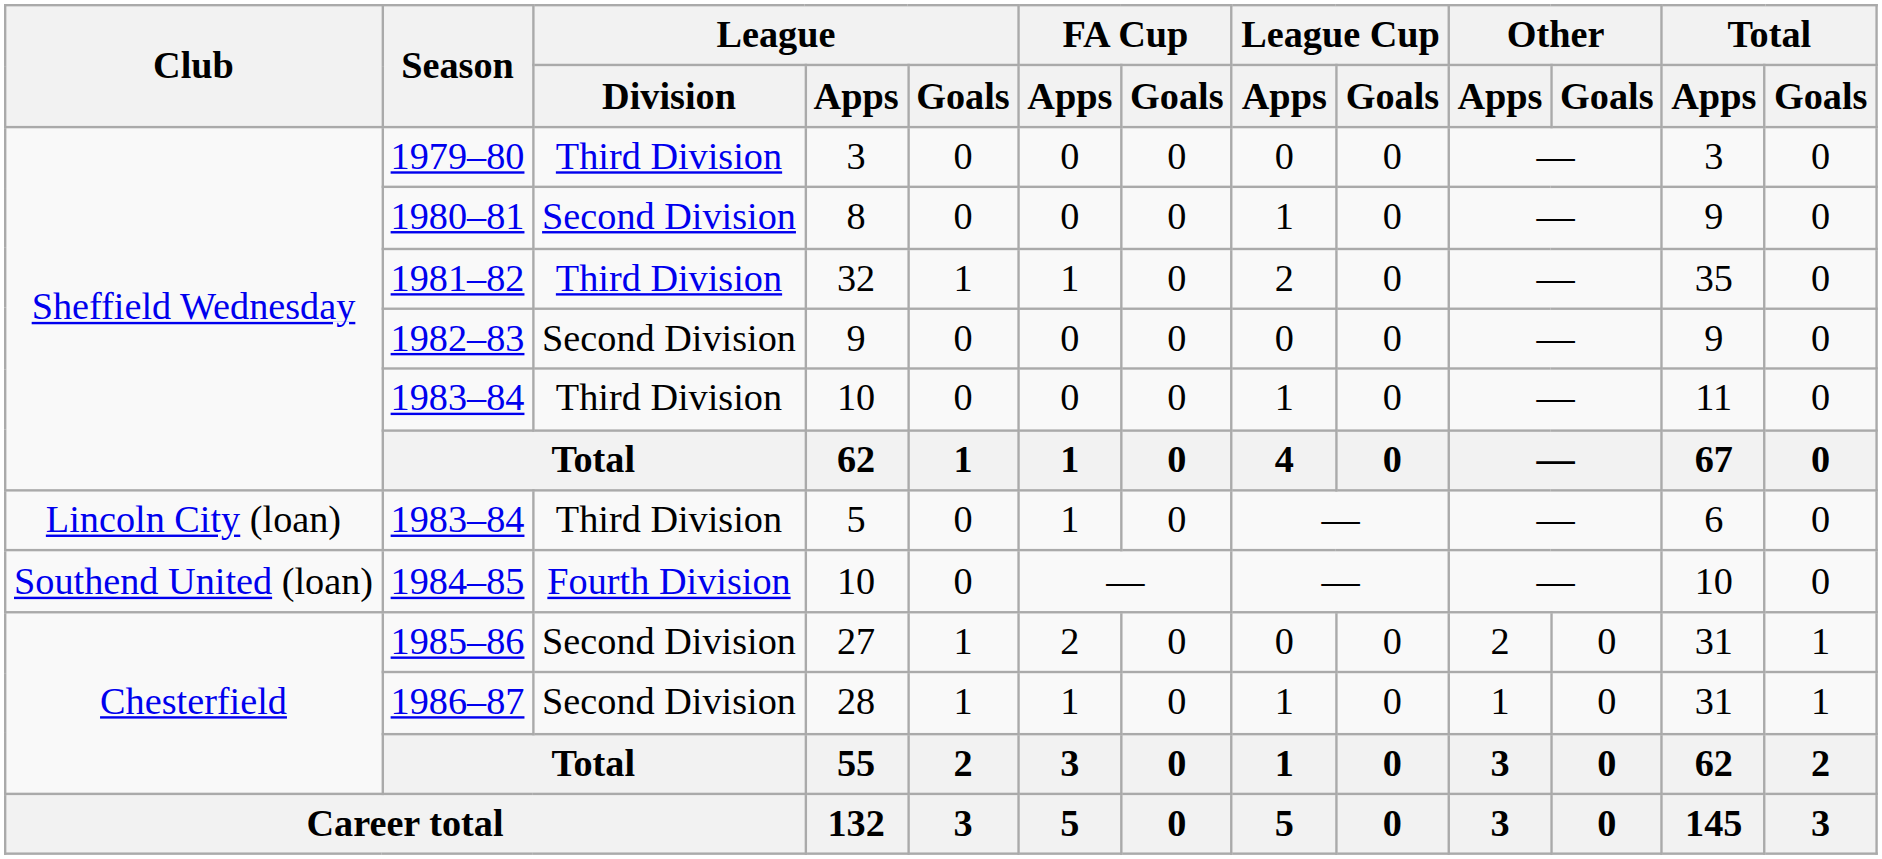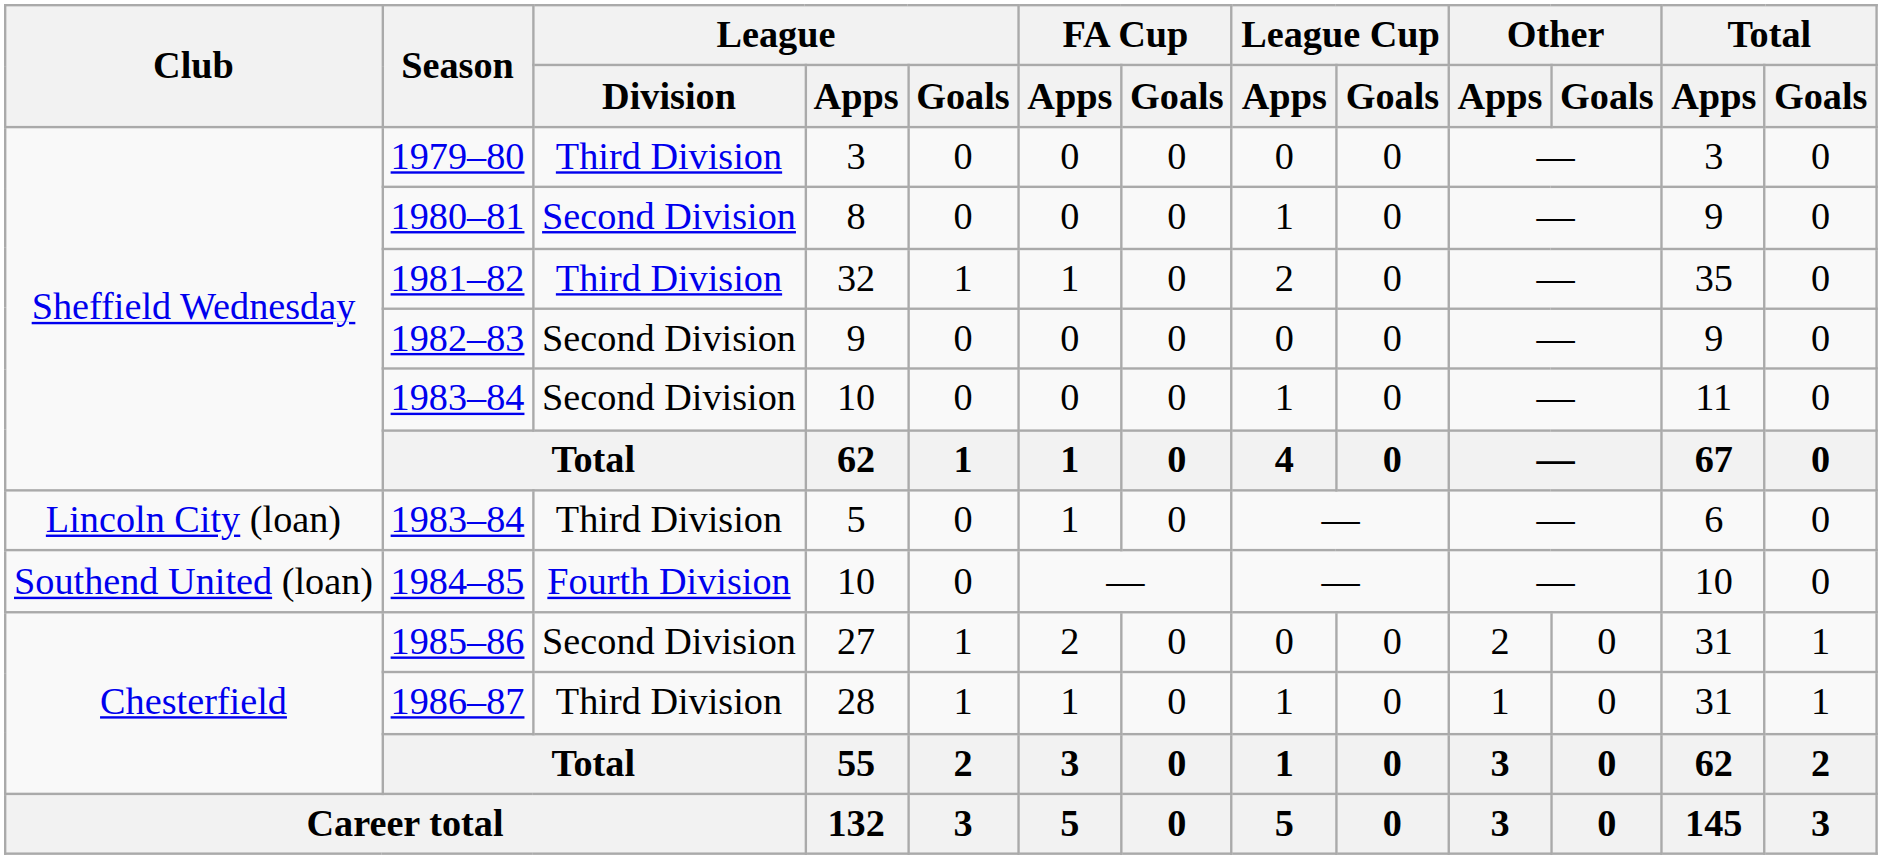(669, 398) Third Division -> (669, 398) Second Division
(669, 701) Second Division -> (669, 701) Third Division
